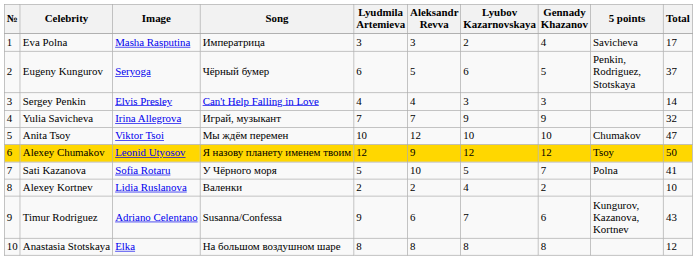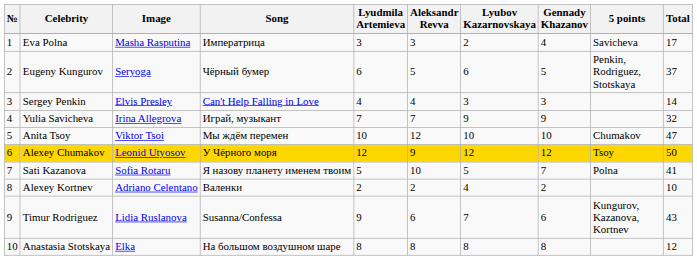(277, 153) Я назову планету именем твоим -> (240, 153) У Чёрного моря
(240, 170) У Чёрного моря -> (277, 170) Я назову планету именем твоим
(151, 187) Lidia Ruslanova -> (156, 187) Adriano Celentano
(156, 217) Adriano Celentano -> (151, 217) Lidia Ruslanova
